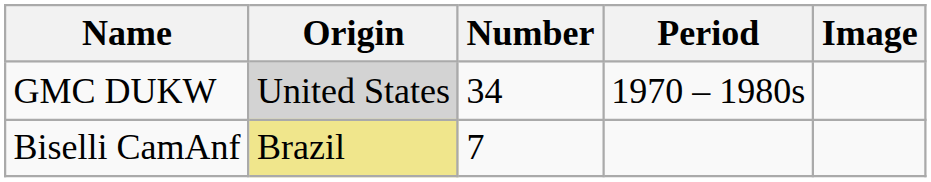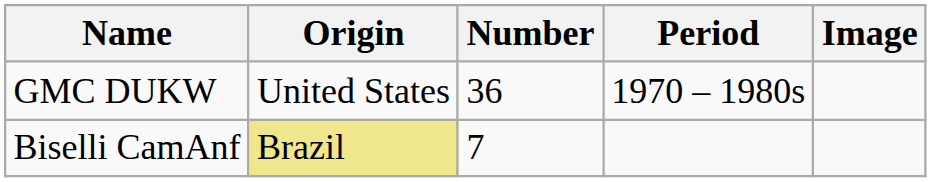(354, 90) lightgrey background -> (354, 90) no background
(485, 90) 34 -> (485, 90) 36
